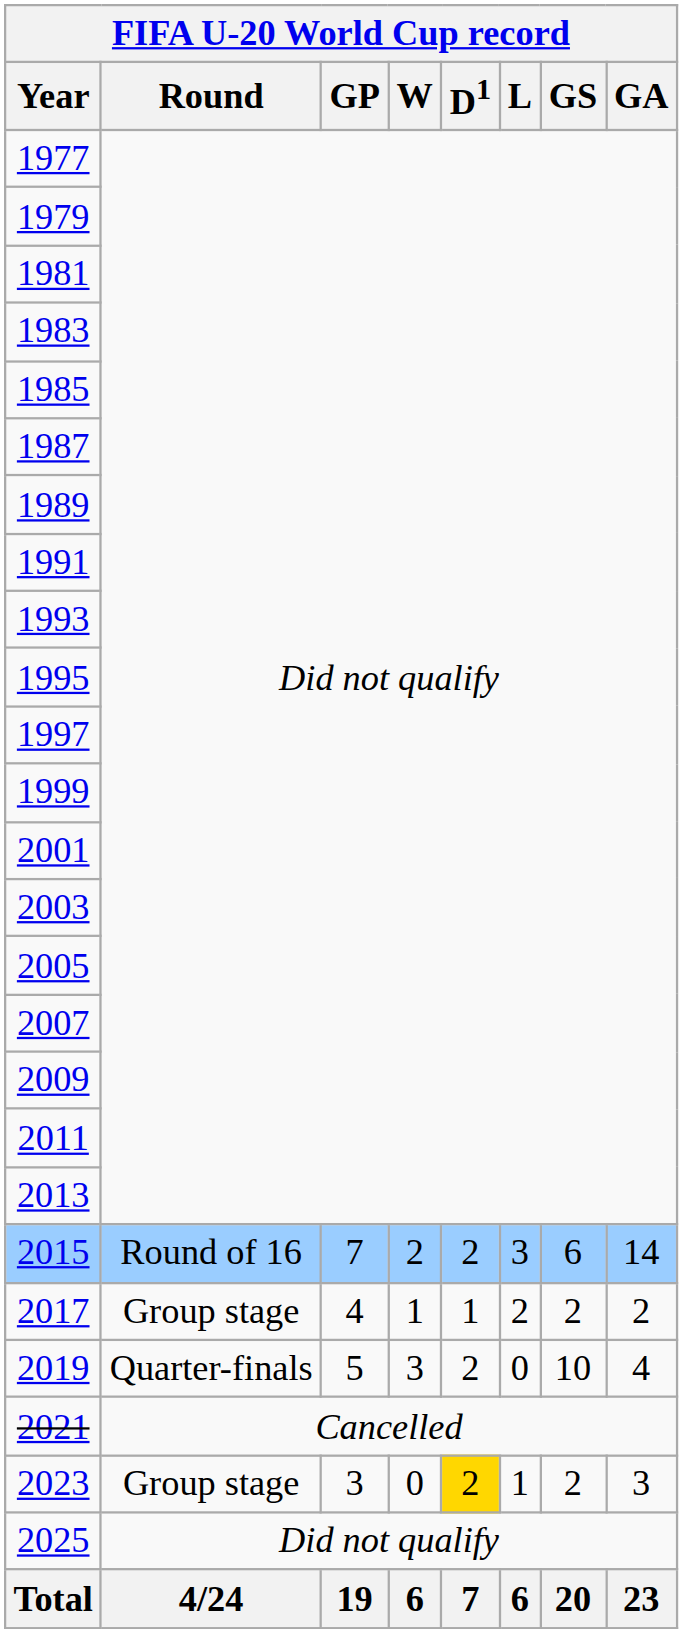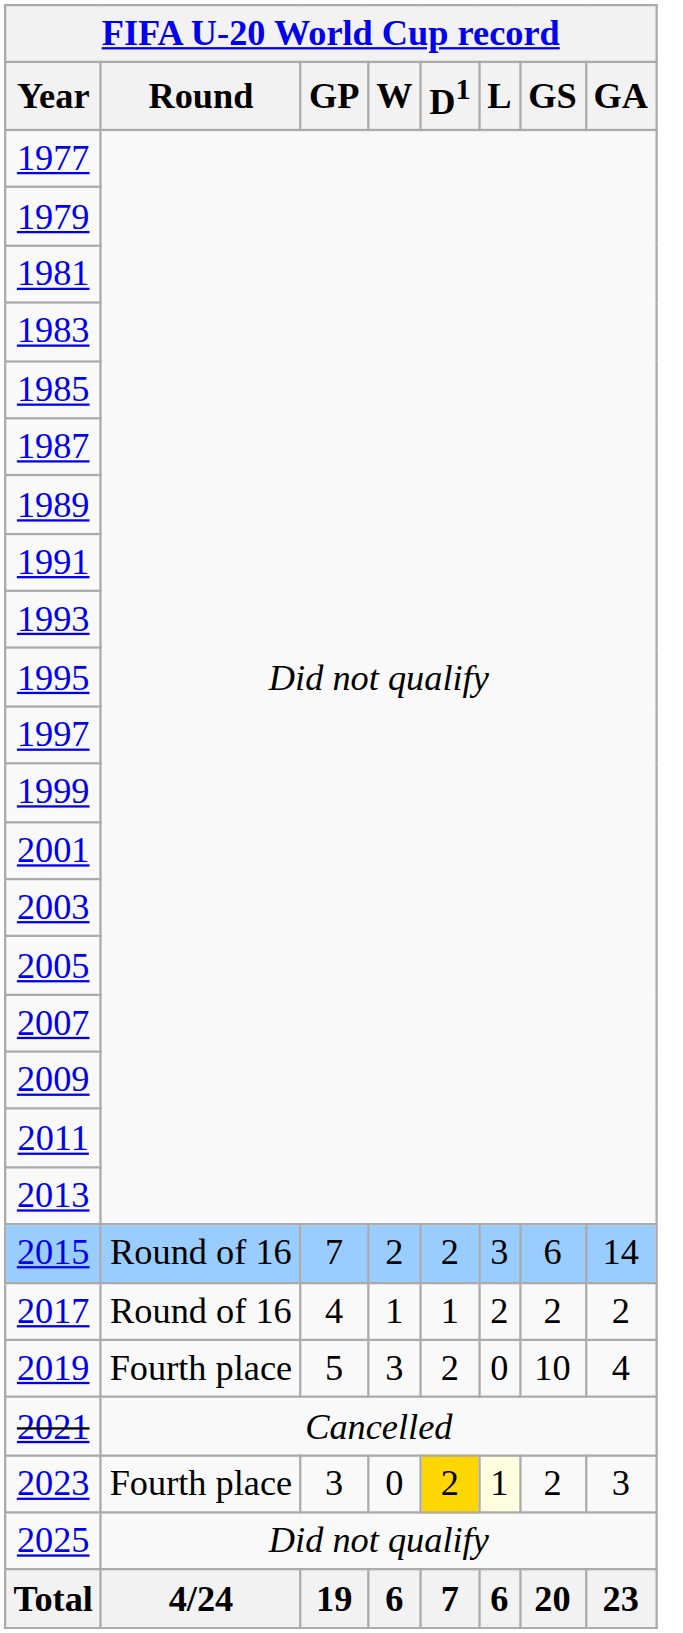(211, 1310) Group stage -> (201, 1310) Round of 16
(211, 1367) Quarter-finals -> (201, 1367) Fourth place
(211, 1483) Group stage -> (201, 1483) Fourth place
(520, 1483) no background -> (499, 1483) lightyellow background
